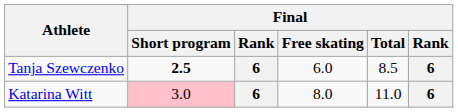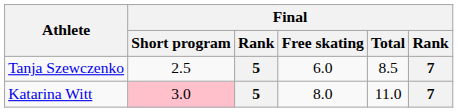(181, 69) bold -> (181, 69) normal
(256, 69) 6 -> (256, 69) 5
(431, 69) 6 -> (431, 69) 7
(256, 94) 6 -> (256, 94) 5
(431, 94) 6 -> (431, 94) 7
